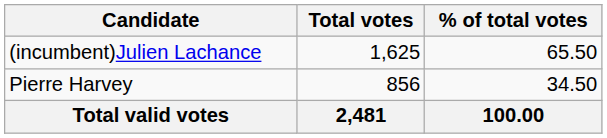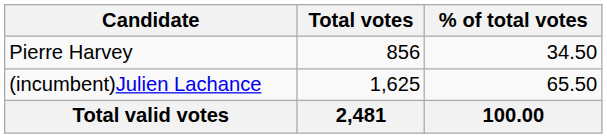rows swapped: (135, 52) <-> (71, 84)
